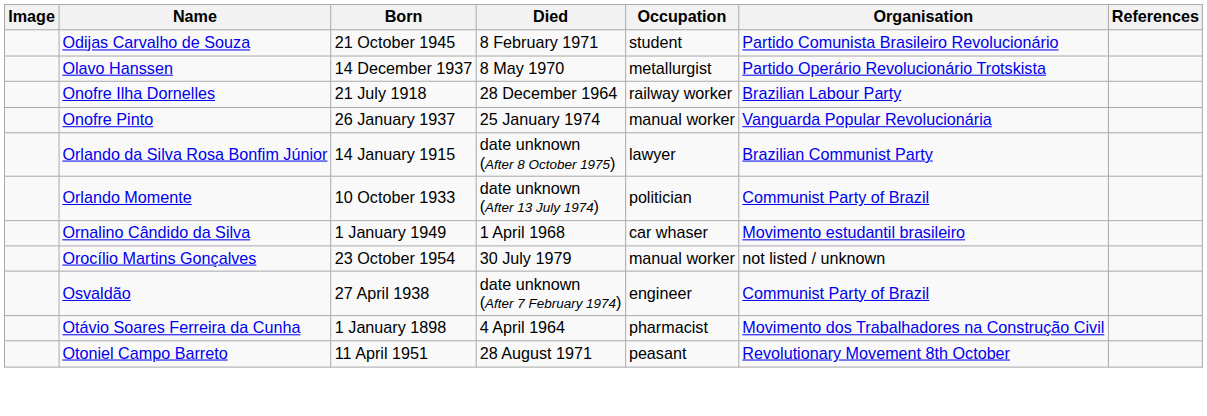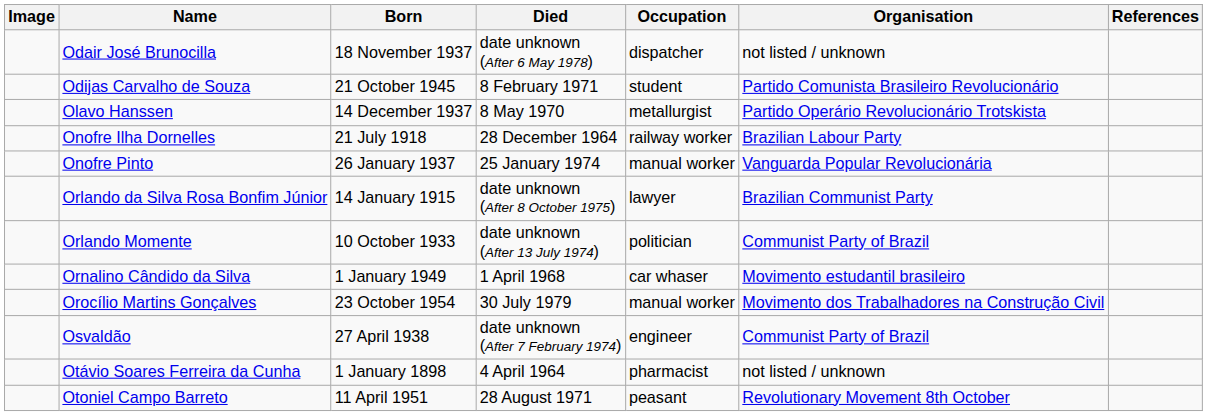+ row: (139, 52)
(814, 258) not listed / unknown -> (923, 302) Movimento dos Trabalhadores na Construção Civil
(923, 328) Movimento dos Trabalhadores na Construção Civil -> (814, 371) not listed / unknown
